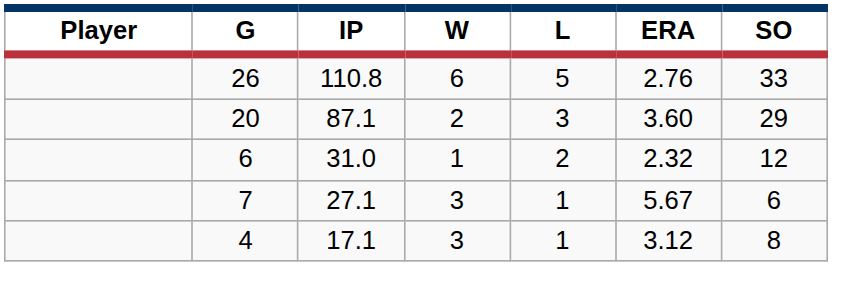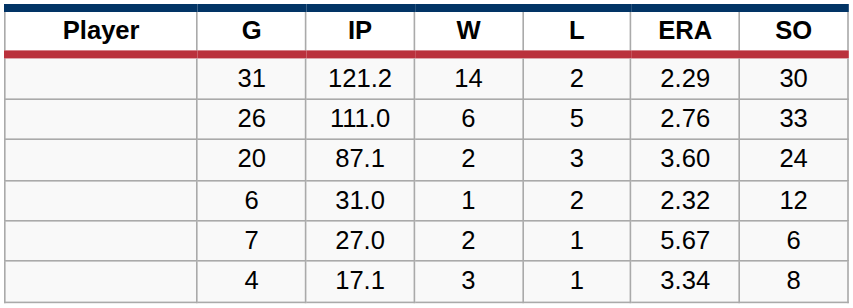+ row: (252, 78)
(351, 78) 110.8 -> (360, 118) 111.0
(774, 118) 29 -> (794, 159) 24
(351, 200) 27.1 -> (360, 240) 27.0
(457, 200) 3 -> (468, 240) 2
(668, 240) 3.12 -> (685, 281) 3.34
